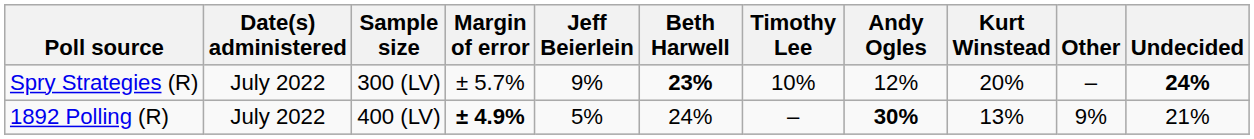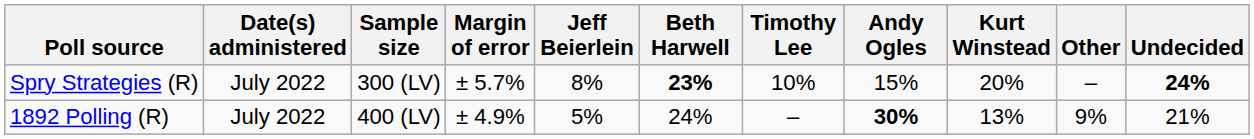(587, 82) 9% -> (587, 82) 8%
(896, 82) 12% -> (896, 82) 15%
(490, 117) bold -> (490, 117) normal
